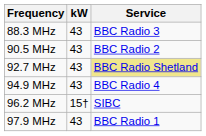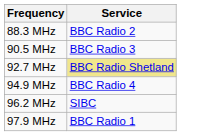- column: (79, 13)
(127, 31) BBC Radio 3 -> (103, 31) BBC Radio 2
(127, 49) BBC Radio 2 -> (103, 49) BBC Radio 3
